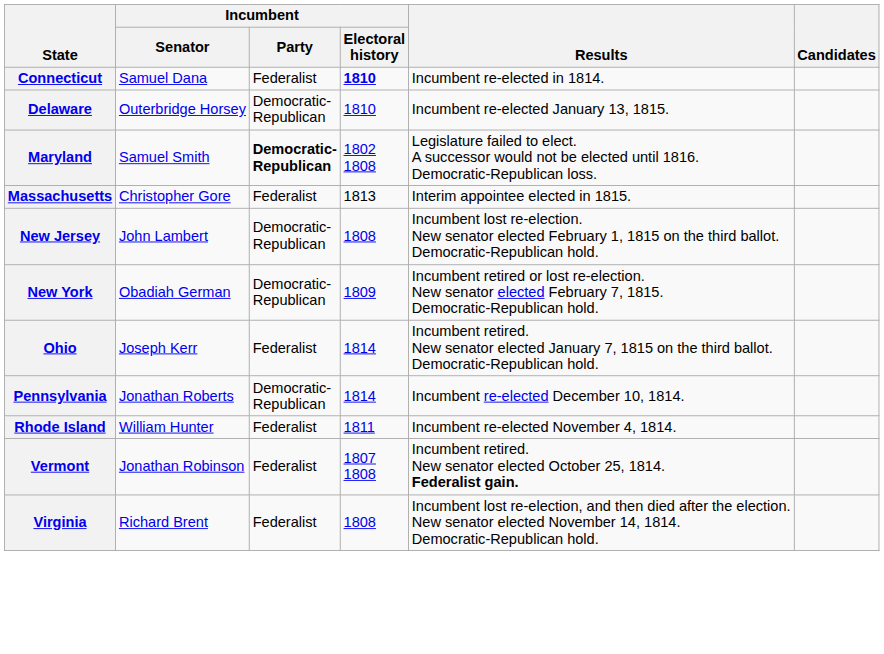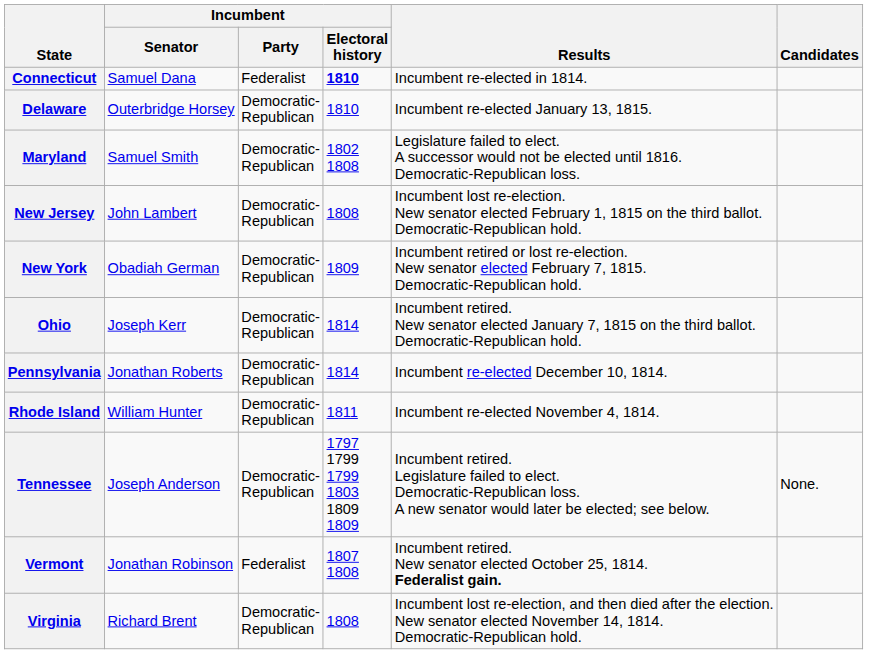(295, 157) bold -> (281, 157) normal
- row: (60, 197)
(285, 348) Federalist -> (281, 325) Democratic- Republican
(285, 427) Federalist -> (281, 412) Democratic- Republican
+ row: (54, 484)
(285, 522) Federalist -> (281, 620) Democratic- Republican
